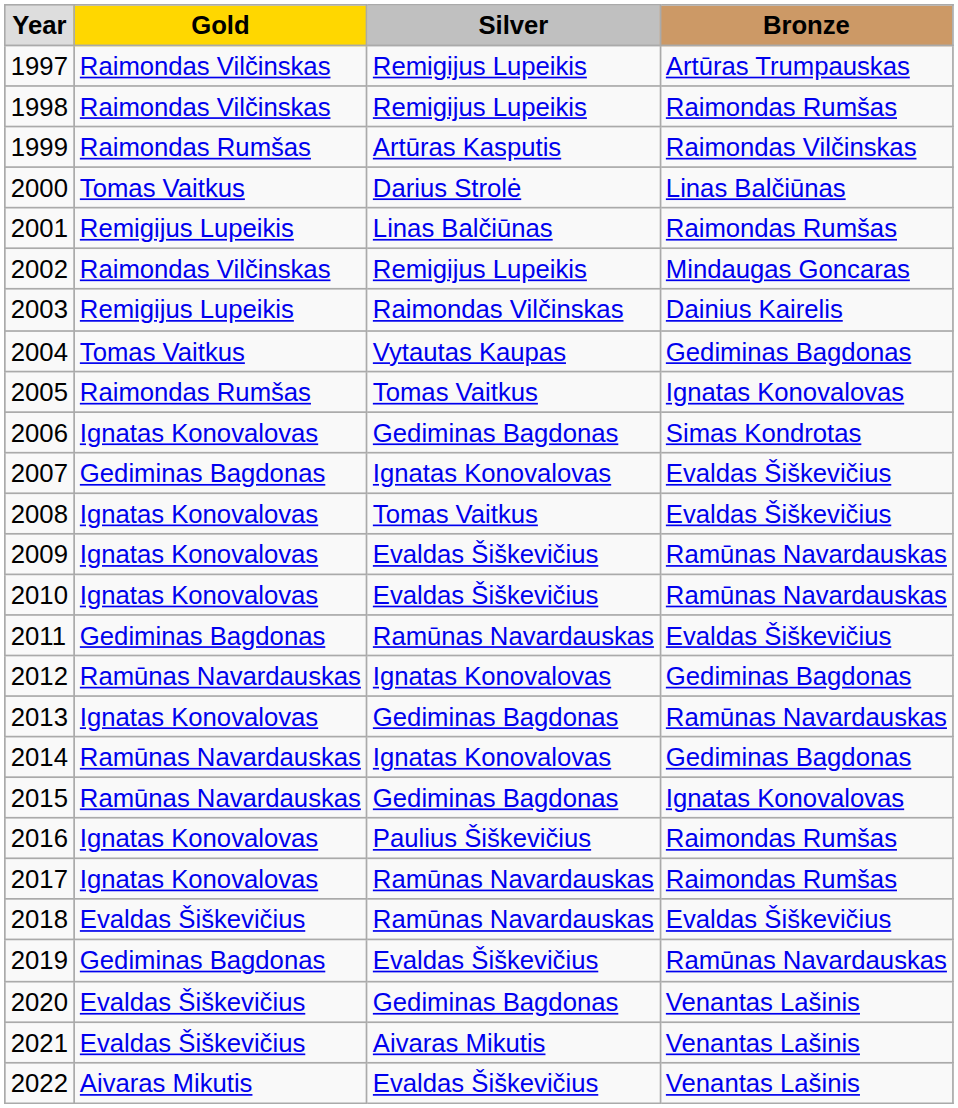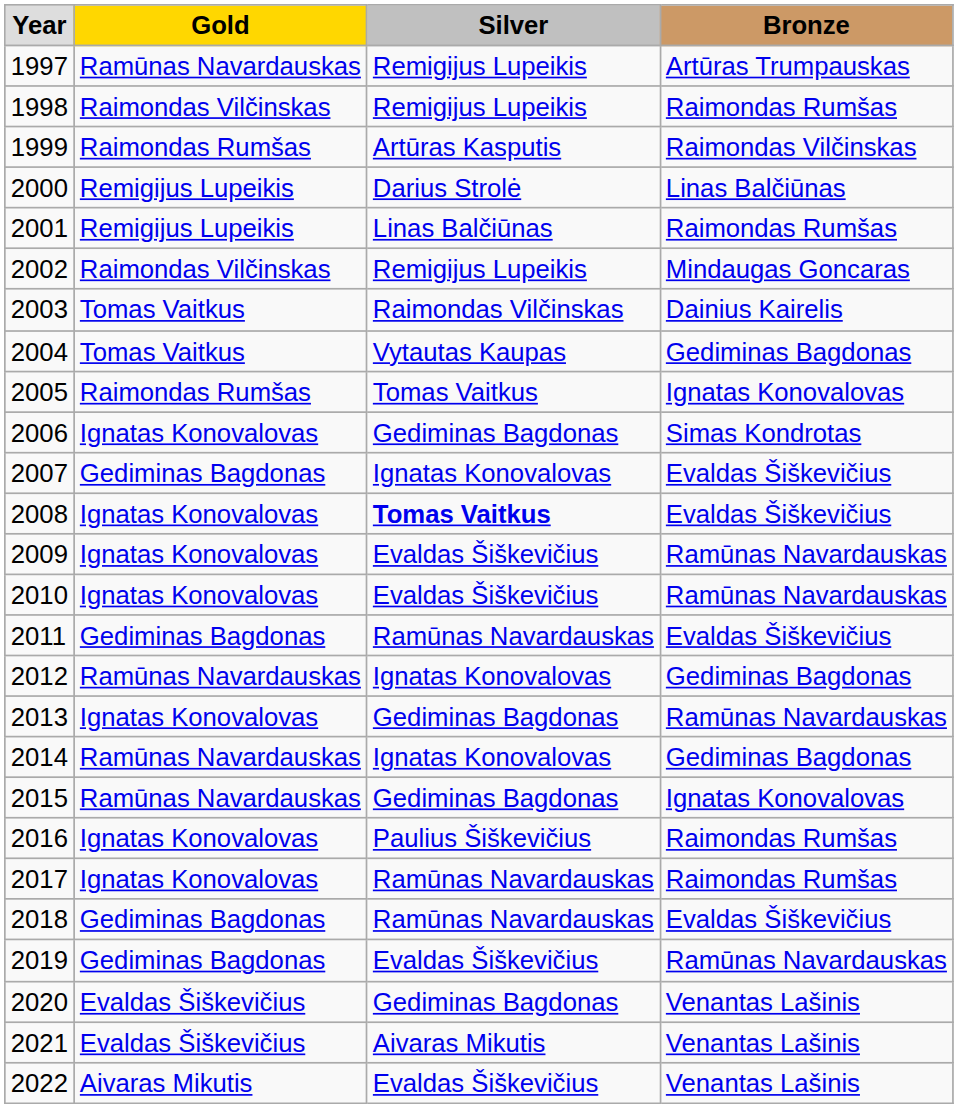(205, 66) Raimondas Vilčinskas -> (220, 66) Ramūnas Navardauskas
(162, 188) Tomas Vaitkus -> (187, 188) Remigijus Lupeikis
(187, 310) Remigijus Lupeikis -> (162, 310) Tomas Vaitkus
(455, 513) normal -> (462, 513) bold
(193, 920) Evaldas Šiškevičius -> (203, 920) Gediminas Bagdonas
